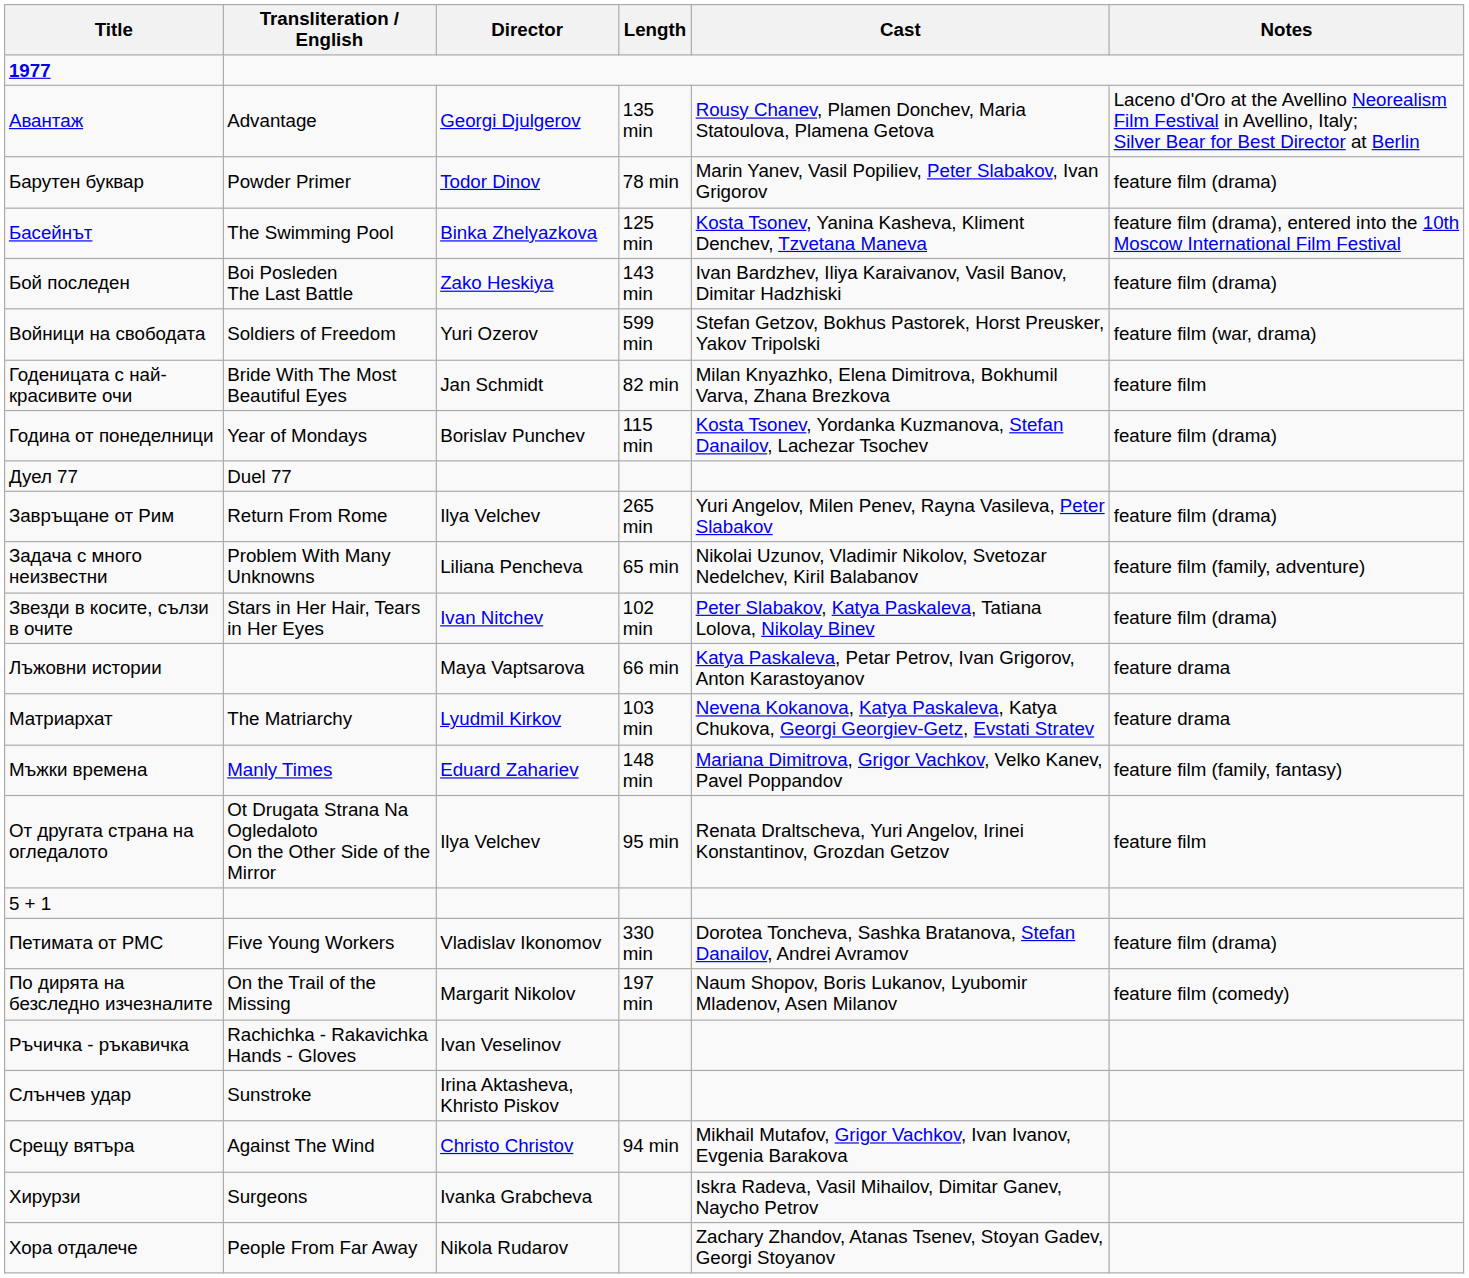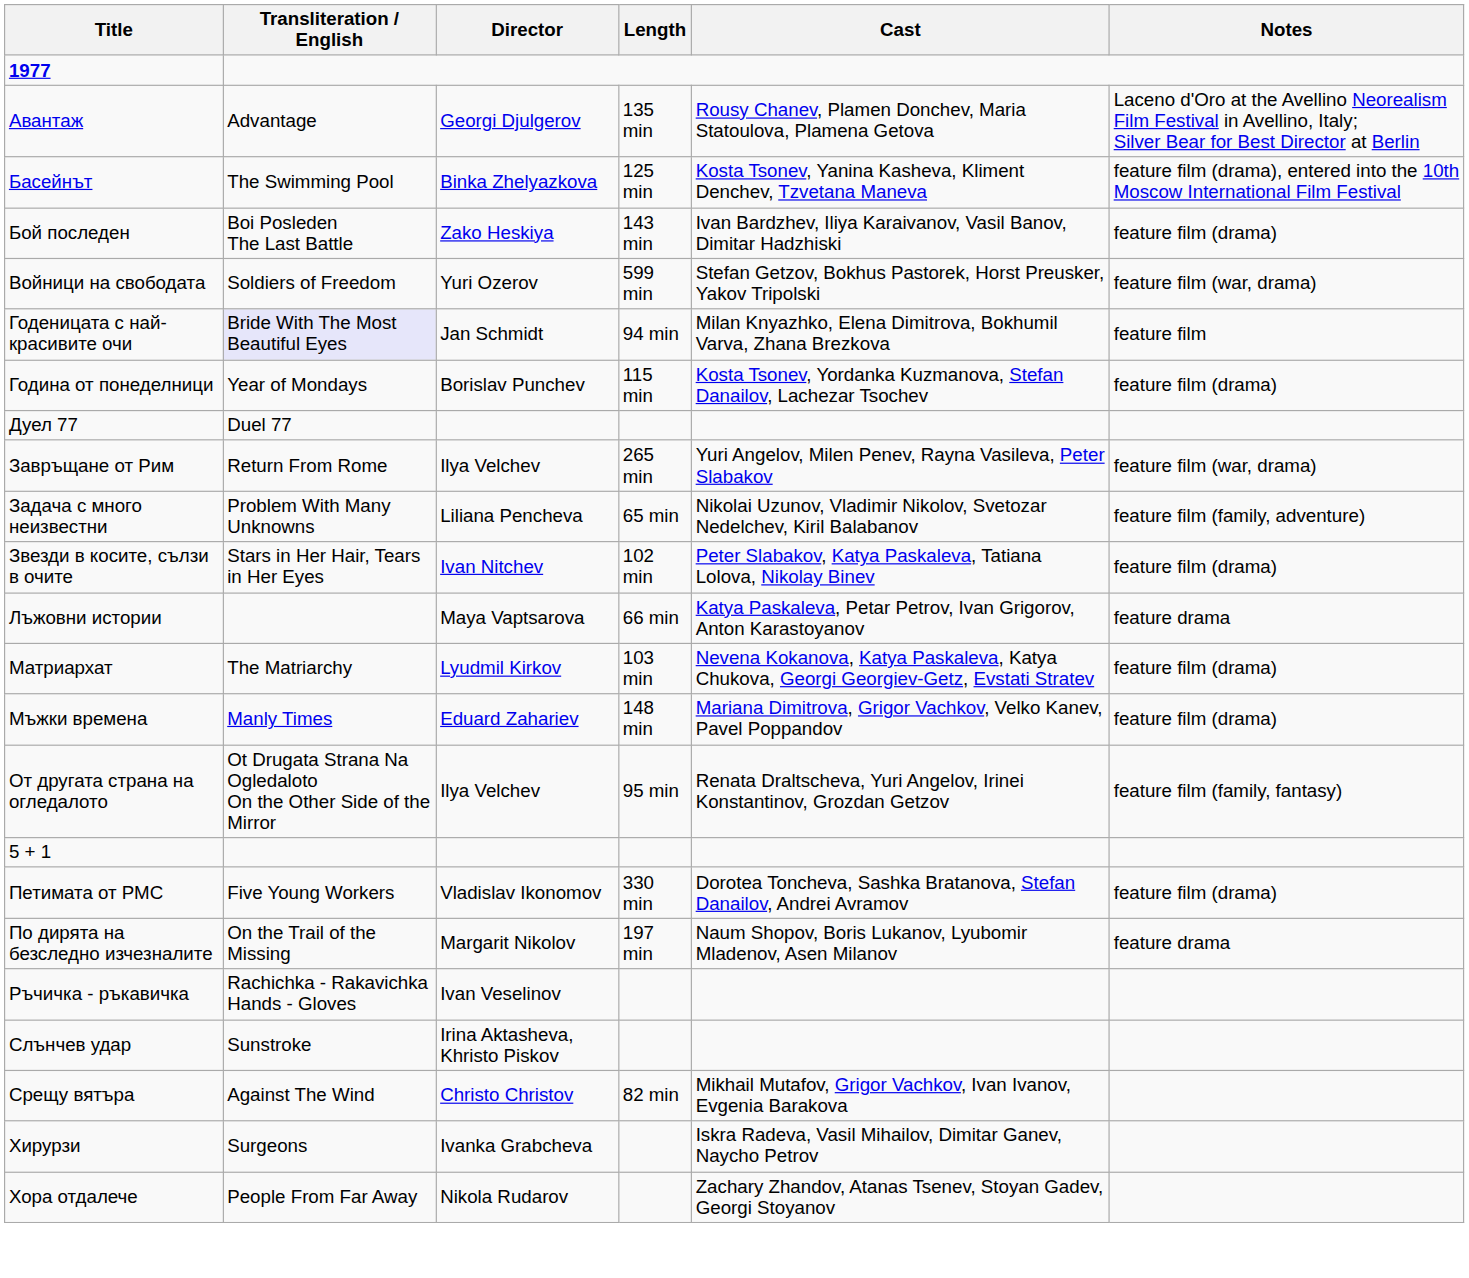- row: (76, 182)
(312, 385) no background -> (312, 334) lavender background
(651, 385) 82 min -> (651, 334) 94 min
(1195, 516) feature film (drama) -> (1215, 465) feature film (war, drama)
(1172, 719) feature drama -> (1195, 668) feature film (drama)
(1228, 770) feature film (family, fantasy) -> (1195, 719) feature film (drama)
(1160, 841) feature film -> (1228, 791) feature film (family, fantasy)
(1202, 994) feature film (comedy) -> (1172, 943) feature drama
(651, 1146) 94 min -> (651, 1095) 82 min
